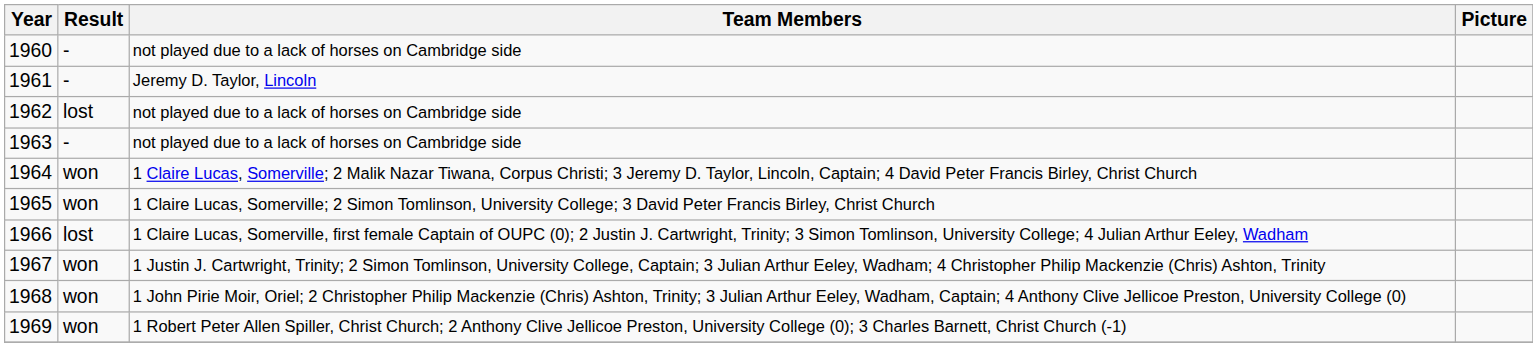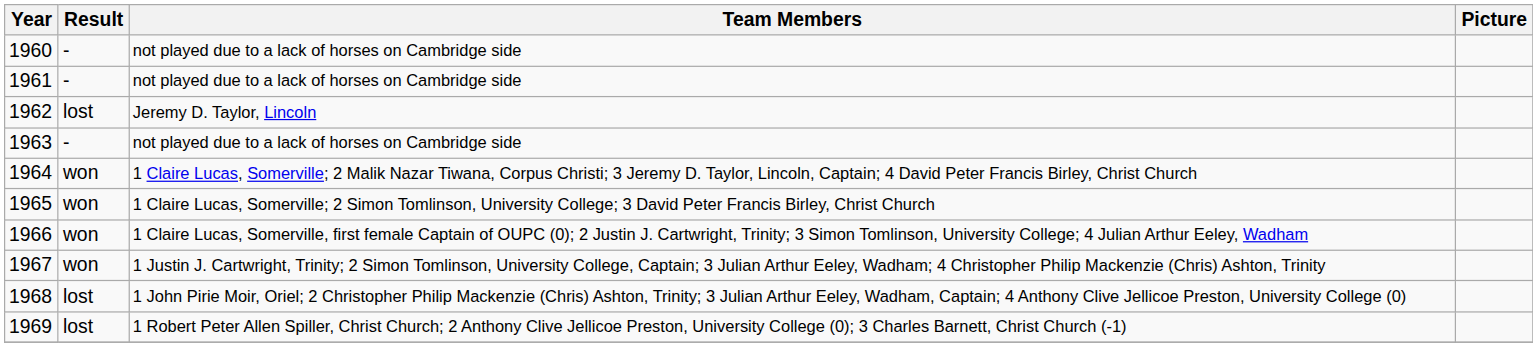(225, 81) Jeremy D. Taylor, Lincoln -> (327, 81) not played due to a lack of horses on Cambridge side
(327, 112) not played due to a lack of horses on Cambridge side -> (225, 112) Jeremy D. Taylor, Lincoln
(78, 234) lost -> (81, 234) won
(81, 296) won -> (78, 296) lost
(81, 326) won -> (78, 326) lost
